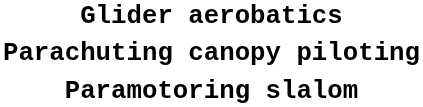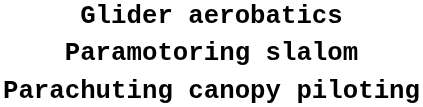rows swapped: (211, 53) <-> (211, 91)
